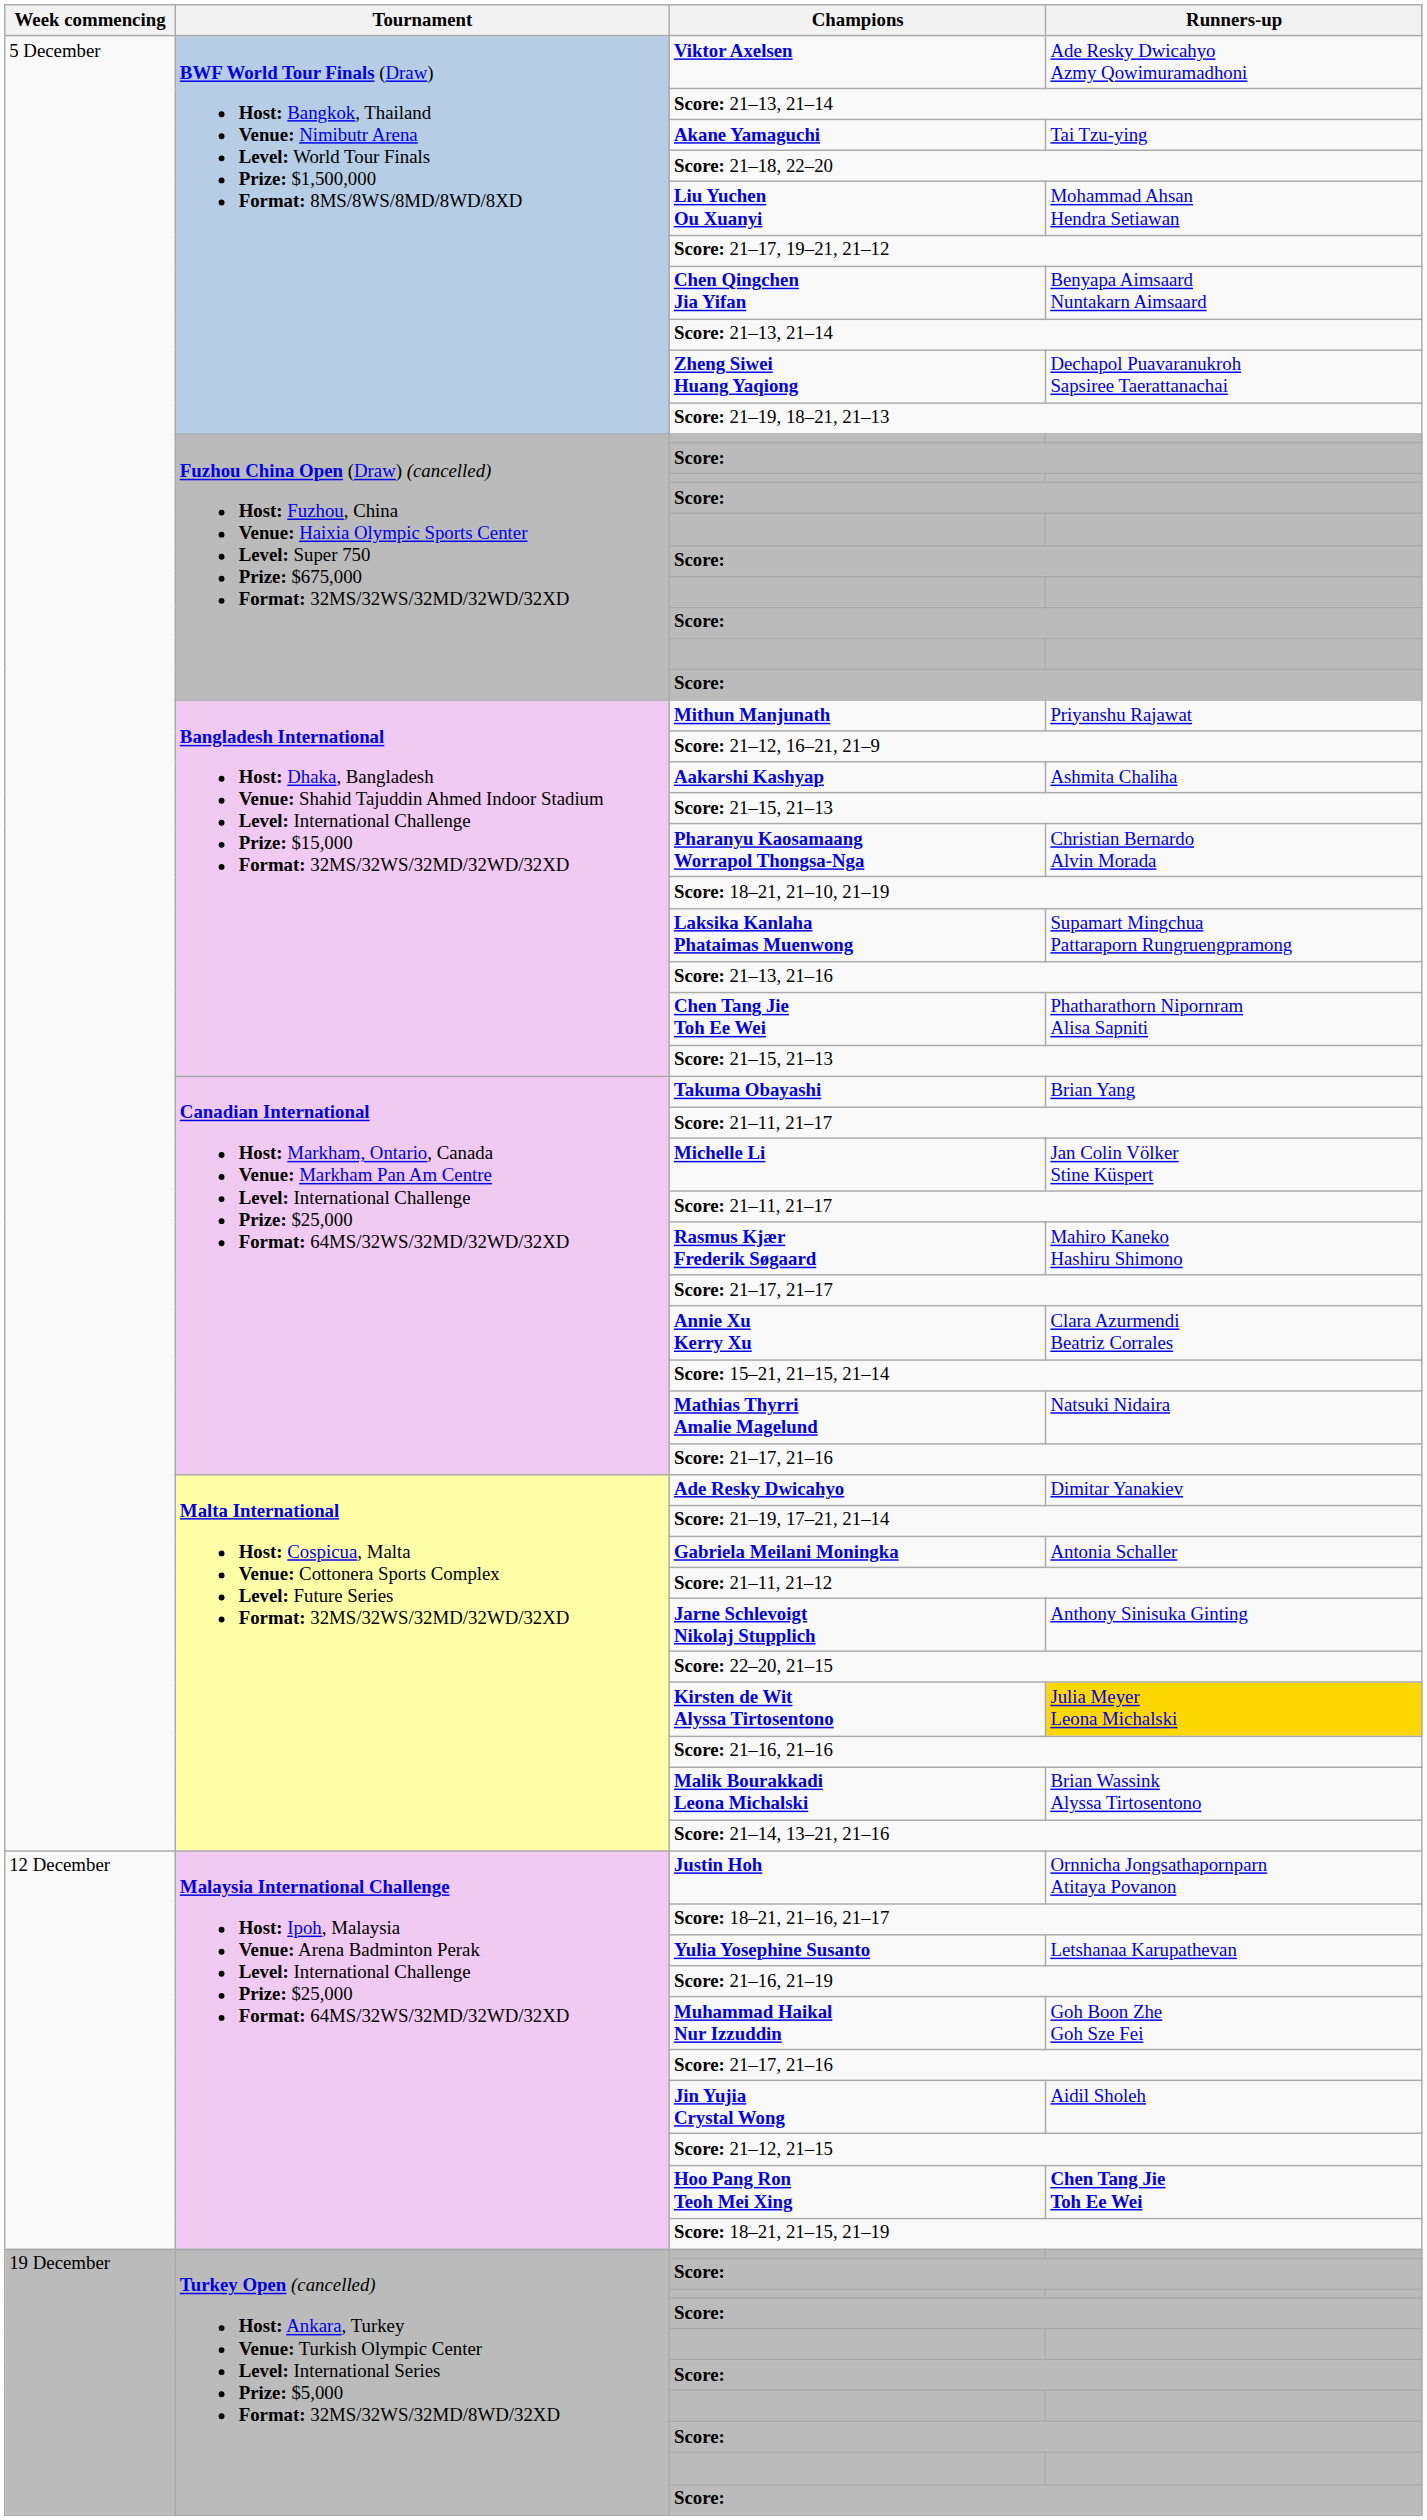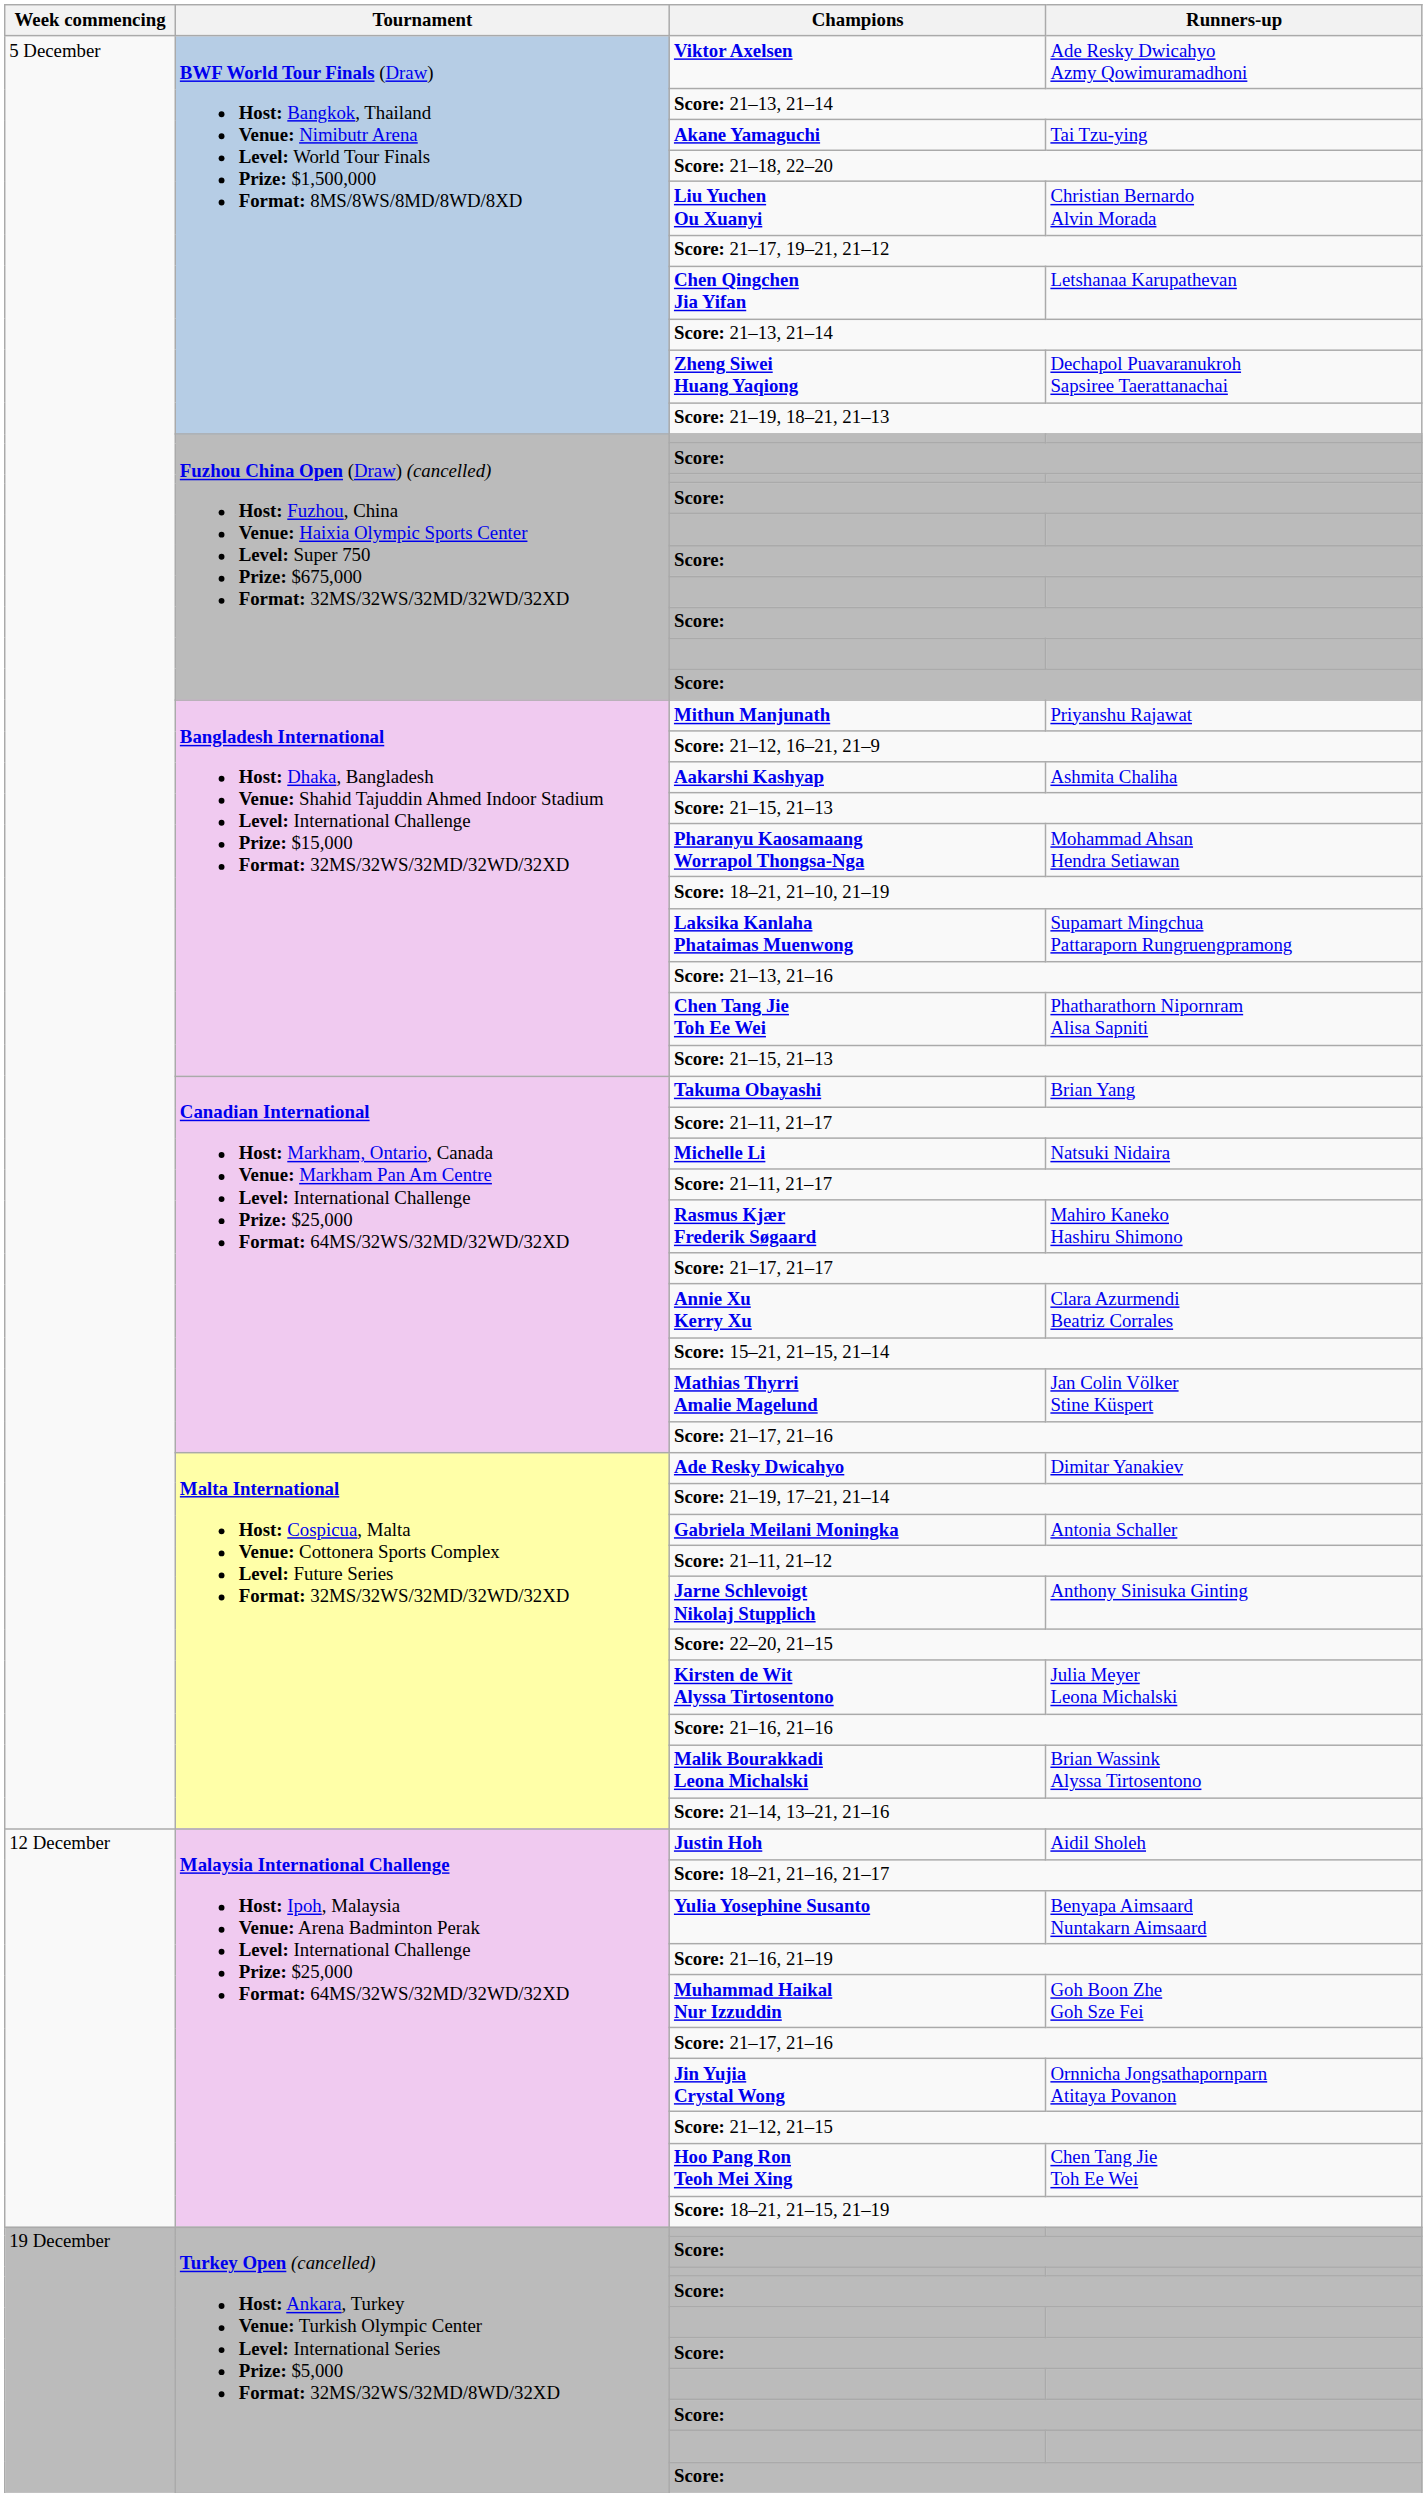(1122, 207) Mohammad Ahsan Hendra Setiawan -> (1122, 207) Christian Bernardo Alvin Morada
(1128, 291) Benyapa Aimsaard Nuntakarn Aimsaard -> (1144, 280) Letshanaa Karupathevan
(1122, 850) Christian Bernardo Alvin Morada -> (1122, 850) Mohammad Ahsan Hendra Setiawan
(1114, 1164) Jan Colin Völker Stine Küspert -> (1110, 1153) Natsuki Nidaira
(1110, 1405) Natsuki Nidaira -> (1114, 1394) Jan Colin Völker Stine Küspert
(1114, 1708) gold background -> (1114, 1686) no background
(1159, 1876) Ornnicha Jongsathapornparn Atitaya Povanon -> (1098, 1843) Aidil Sholeh
(1144, 1949) Letshanaa Karupathevan -> (1128, 1916) Benyapa Aimsaard Nuntakarn Aimsaard
(1098, 2095) Aidil Sholeh -> (1159, 2084) Ornnicha Jongsathapornparn Atitaya Povanon
(1108, 2191) bold -> (1104, 2168) normal
